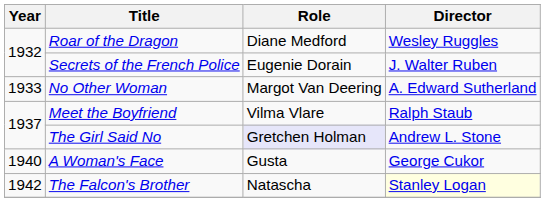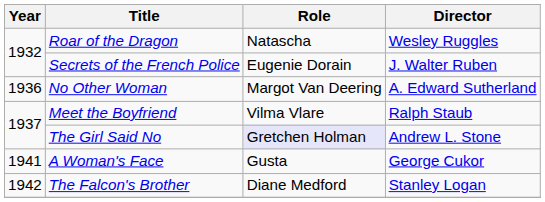(297, 40) Diane Medford -> (279, 40) Natascha
(25, 88) 1933 -> (25, 88) 1936
(25, 161) 1940 -> (25, 161) 1941
(279, 185) Natascha -> (297, 185) Diane Medford
(437, 185) lightyellow background -> (437, 185) no background
